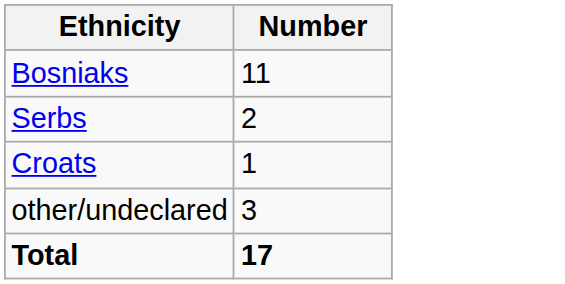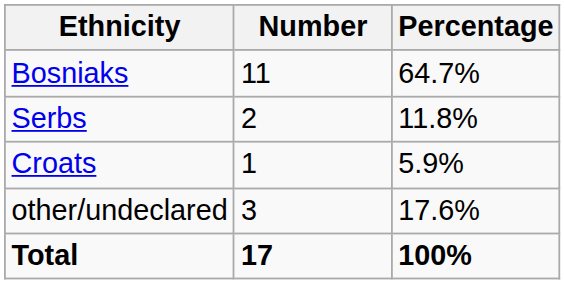+ column: (476, 27)
